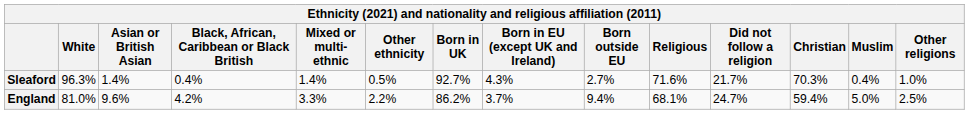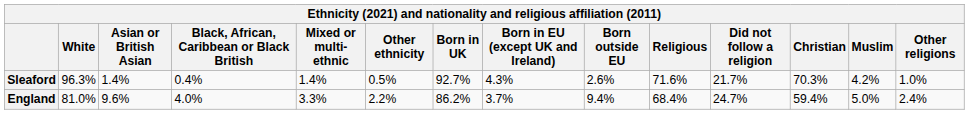(601, 80) 2.7% -> (601, 80) 2.6%
(865, 80) 0.4% -> (865, 80) 4.2%
(188, 99) 4.2% -> (188, 99) 4.0%
(670, 99) 68.1% -> (670, 99) 68.4%
(913, 99) 2.5% -> (913, 99) 2.4%
